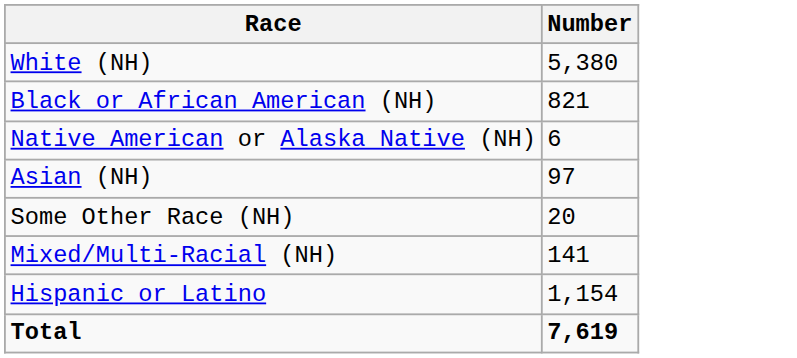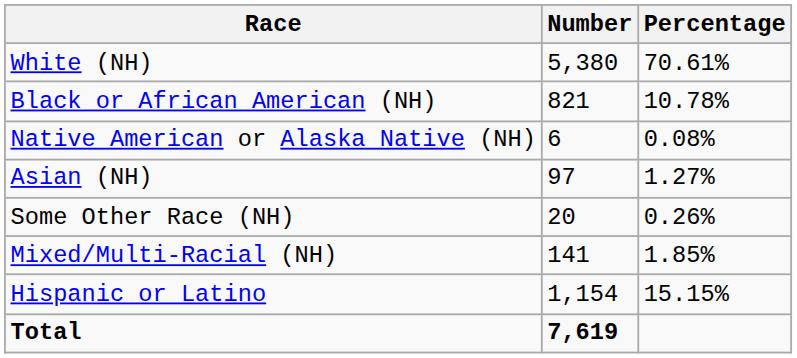+ column: (715, 24)
